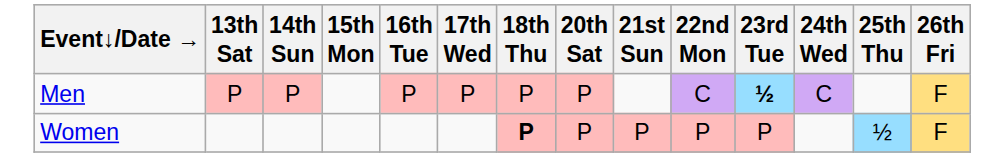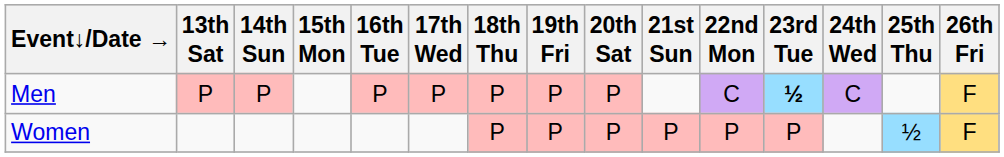+ column: (555, 39)
(526, 133) bold -> (497, 133) normal
